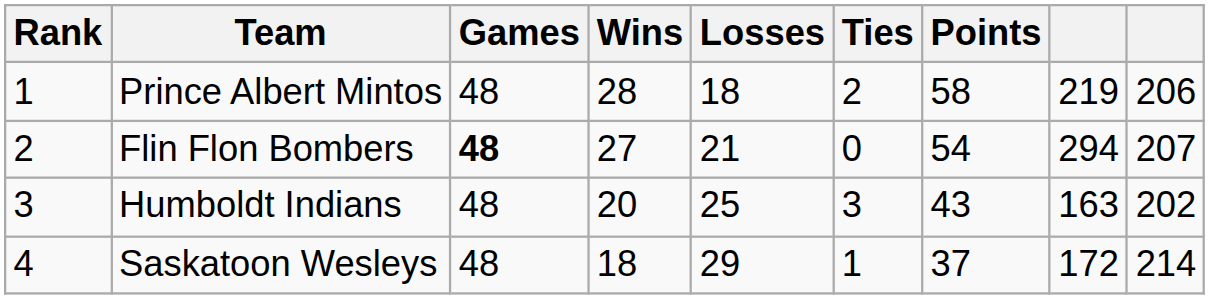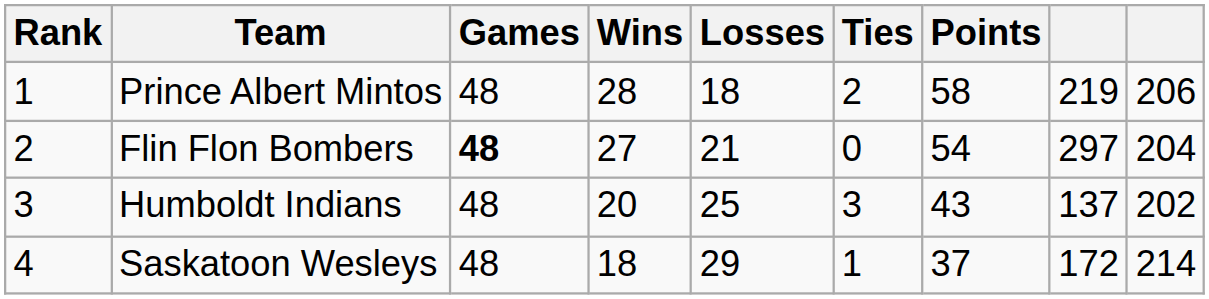(1089, 148) 294 -> (1089, 148) 297
(1166, 148) 207 -> (1166, 148) 204
(1089, 206) 163 -> (1089, 206) 137
